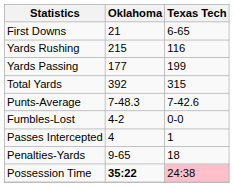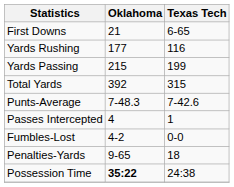(117, 48) 215 -> (117, 48) 177
(117, 66) 177 -> (117, 66) 215
rows swapped: (41, 119) <-> (55, 137)
(181, 173) pink background -> (181, 173) no background
